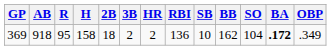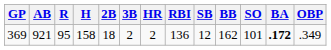(42, 34) 918 -> (42, 34) 921
(205, 34) 10 -> (205, 34) 12
(253, 34) 104 -> (253, 34) 101
